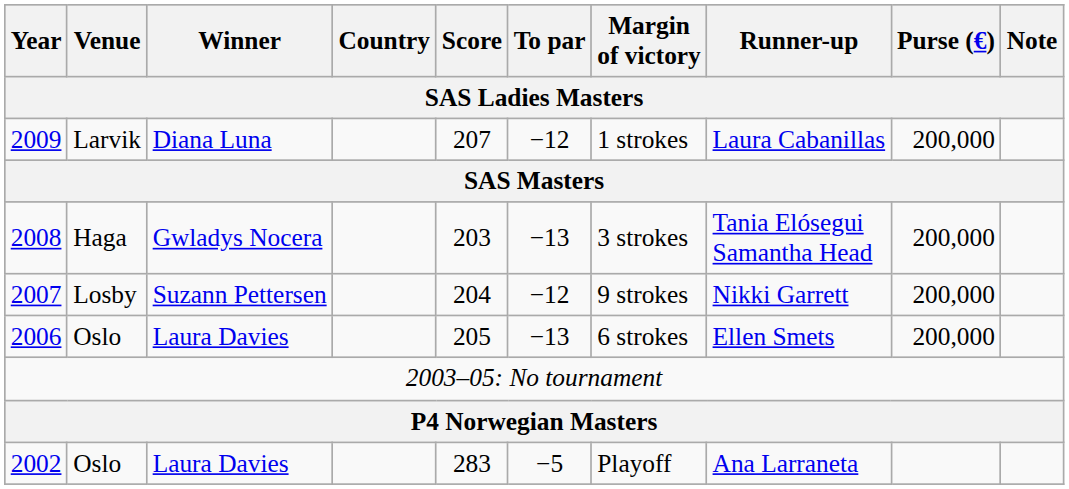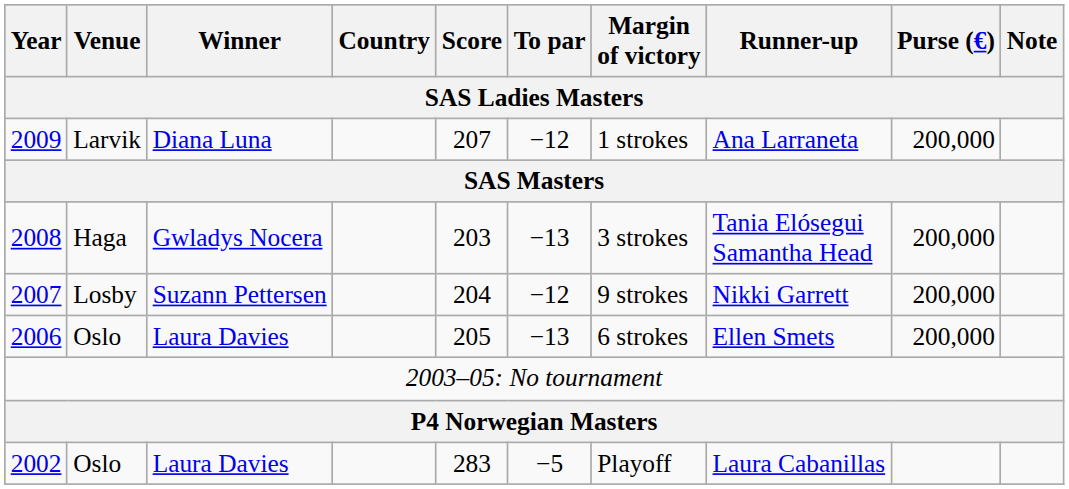(799, 139) Laura Cabanillas -> (785, 139) Ana Larraneta
(785, 462) Ana Larraneta -> (799, 462) Laura Cabanillas
